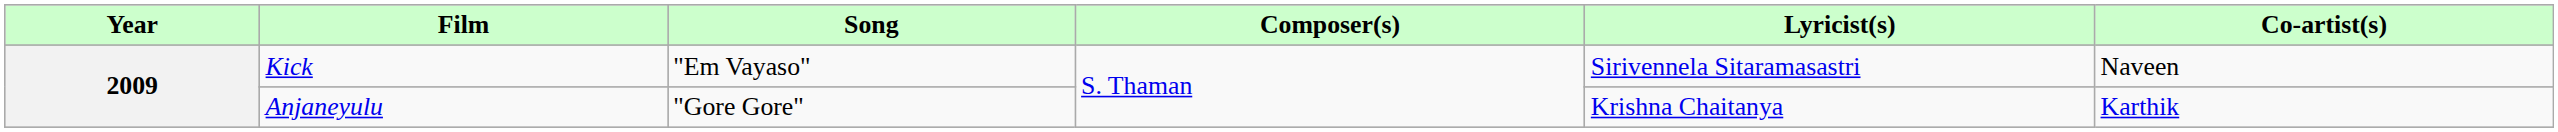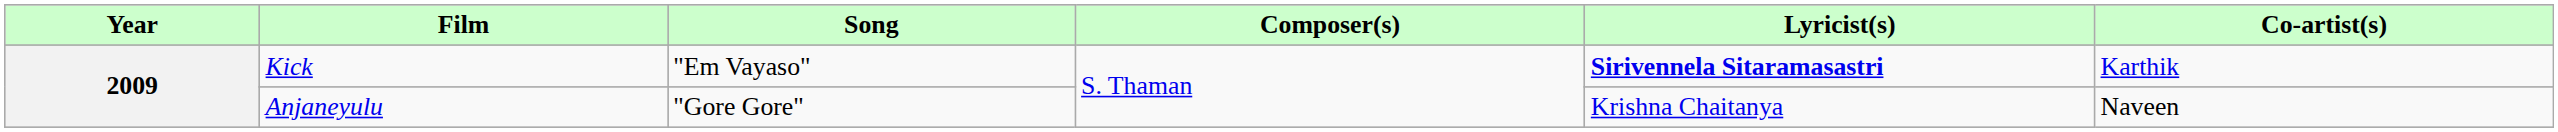(1726, 65) normal -> (1737, 65) bold
(2140, 65) Naveen -> (2140, 65) Karthik
(2140, 106) Karthik -> (2140, 106) Naveen
